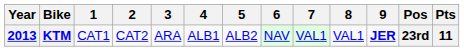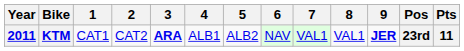(22, 35) 2013 -> (22, 35) 2011
(168, 35) normal -> (168, 35) bold
